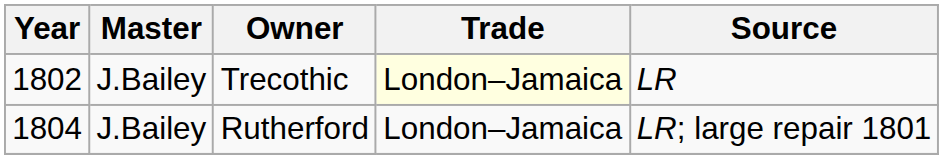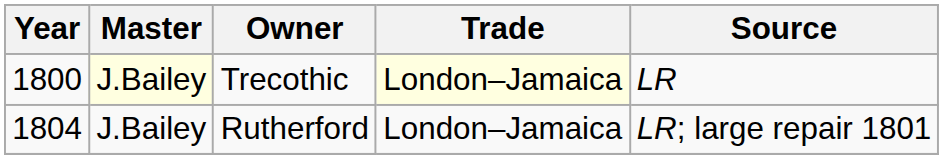(47, 79) 1802 -> (47, 79) 1800
(151, 79) no background -> (151, 79) lightyellow background
